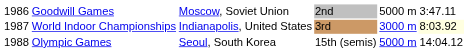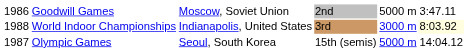(17, 26) 1987 -> (17, 26) 1988
(17, 42) 1988 -> (17, 42) 1987
